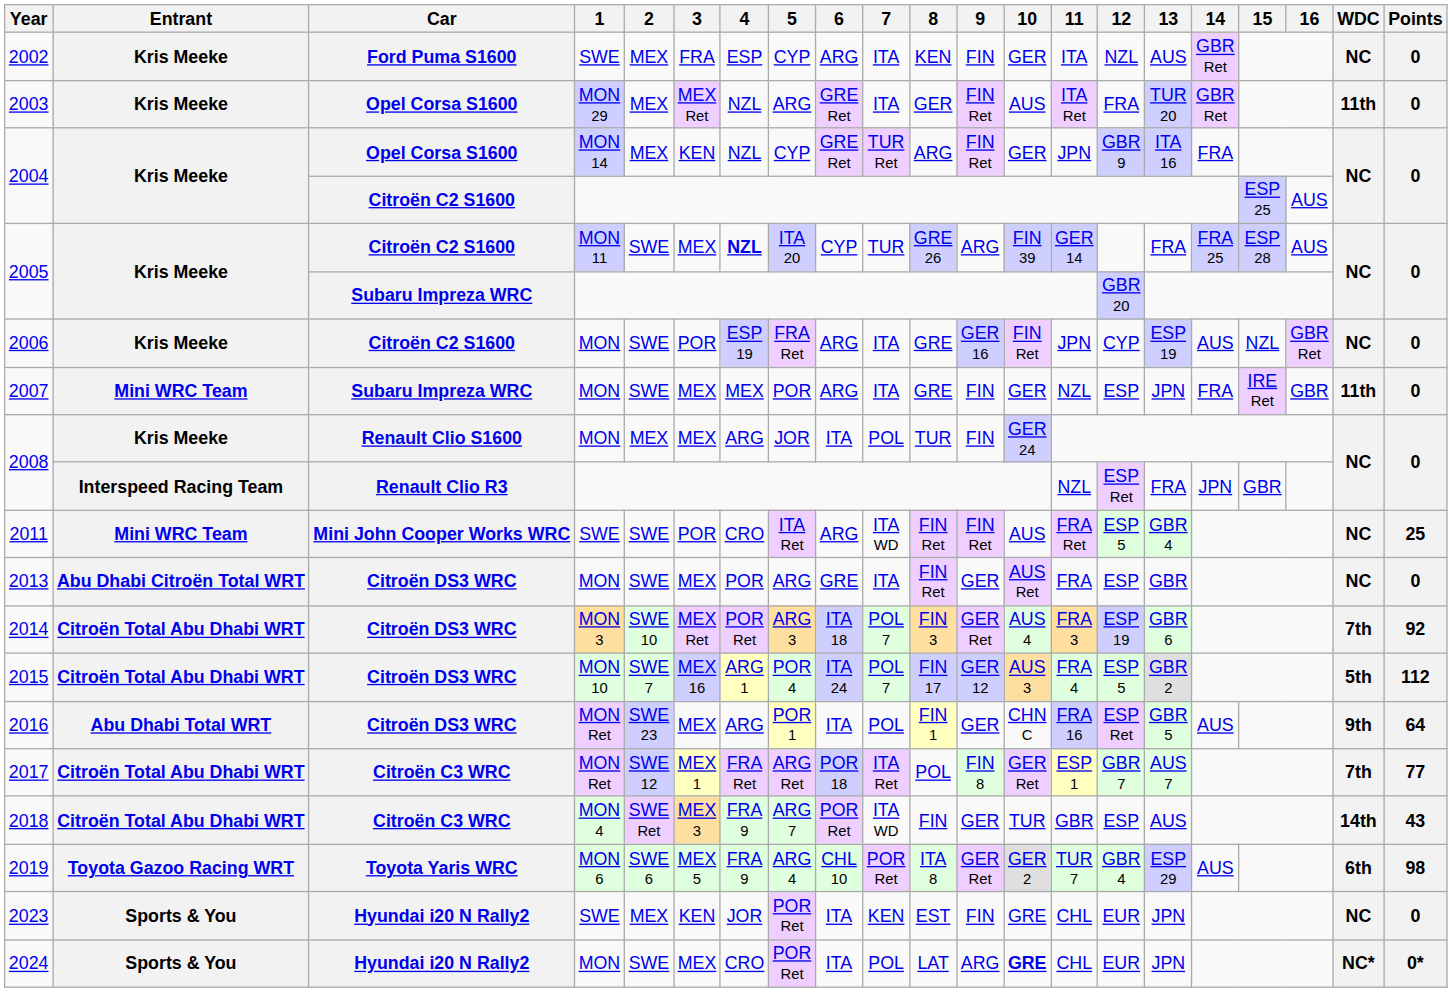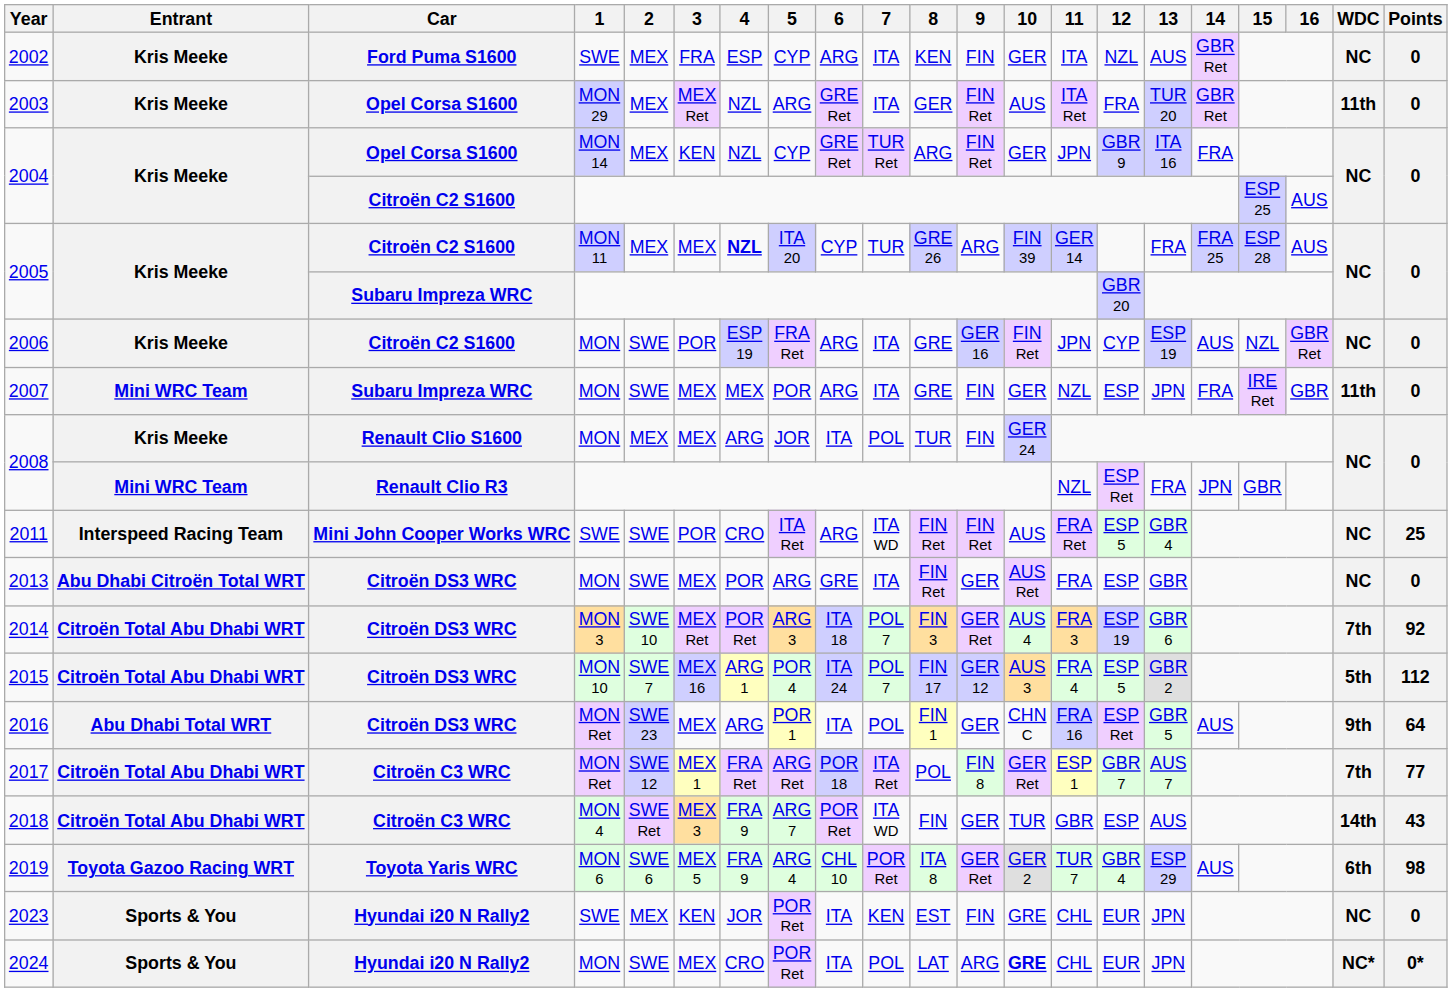(649, 247) SWE -> (649, 247) MEX
(181, 486) Interspeed Racing Team -> (181, 486) Mini WRC Team
(181, 534) Mini WRC Team -> (181, 534) Interspeed Racing Team
